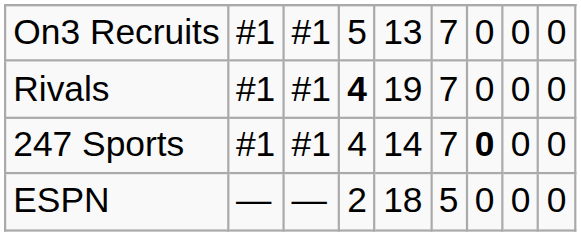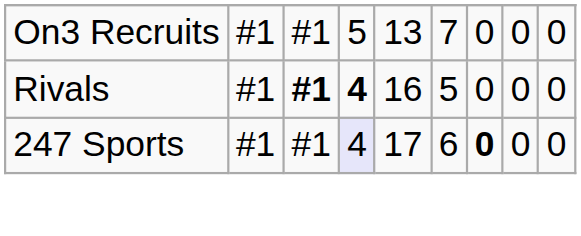(311, 88) normal -> (311, 88) bold
(403, 88) 19 -> (403, 88) 16
(449, 88) 7 -> (449, 88) 5
(357, 144) no background -> (357, 144) lavender background
(403, 144) 14 -> (403, 144) 17
(449, 144) 7 -> (449, 144) 6
- row: (61, 200)
